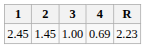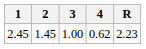(100, 33) 0.69 -> (100, 33) 0.62
